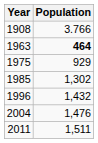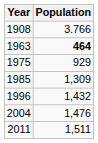(78, 79) 1,302 -> (78, 79) 1,309
